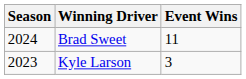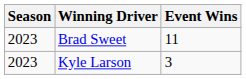(23, 39) 2024 -> (23, 39) 2023
